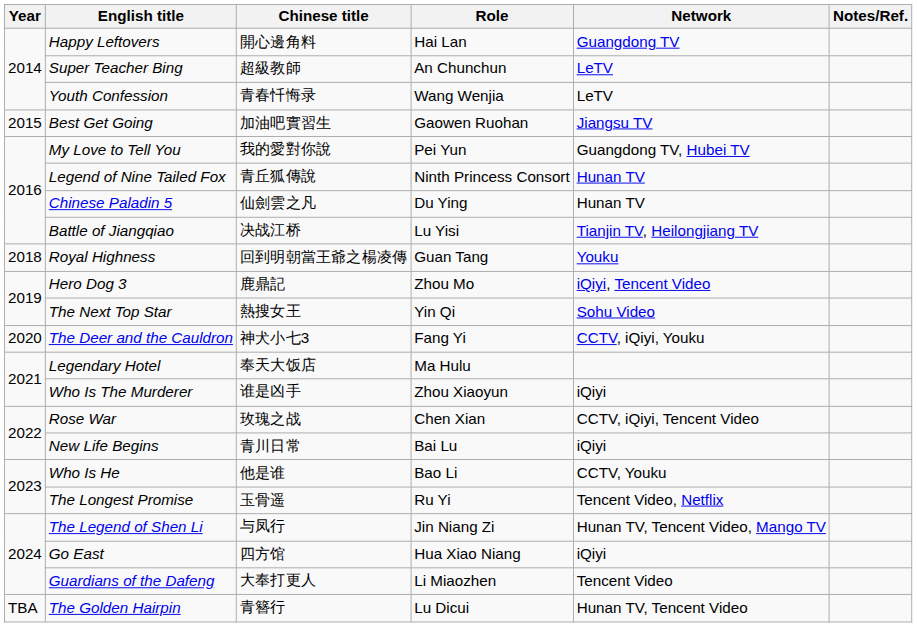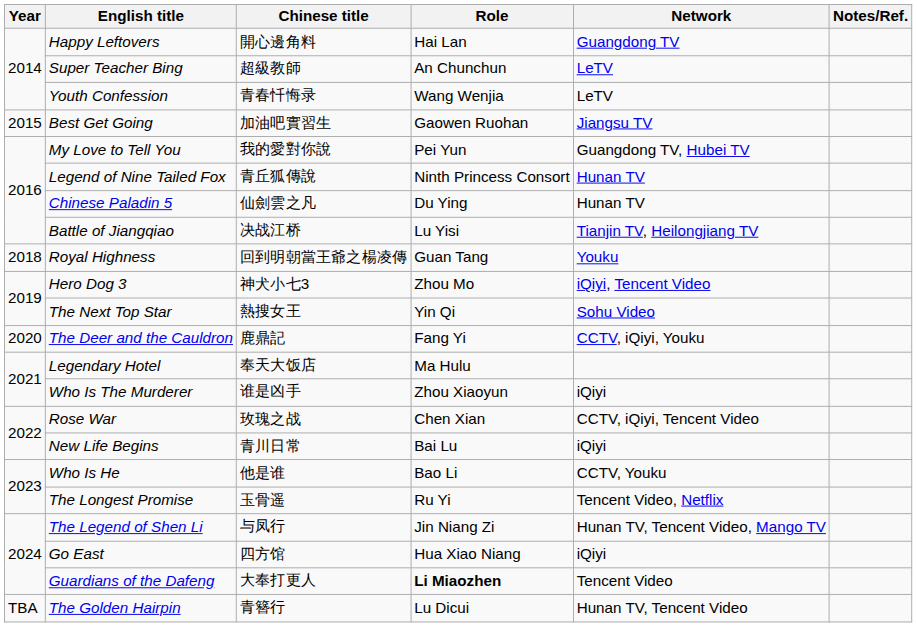(263, 284) 鹿鼎記 -> (275, 284) 神犬小七3
(275, 338) 神犬小七3 -> (263, 338) 鹿鼎記
(455, 581) normal -> (458, 581) bold
